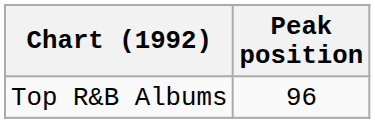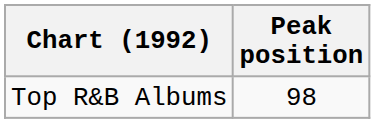(301, 98) 96 -> (301, 98) 98
